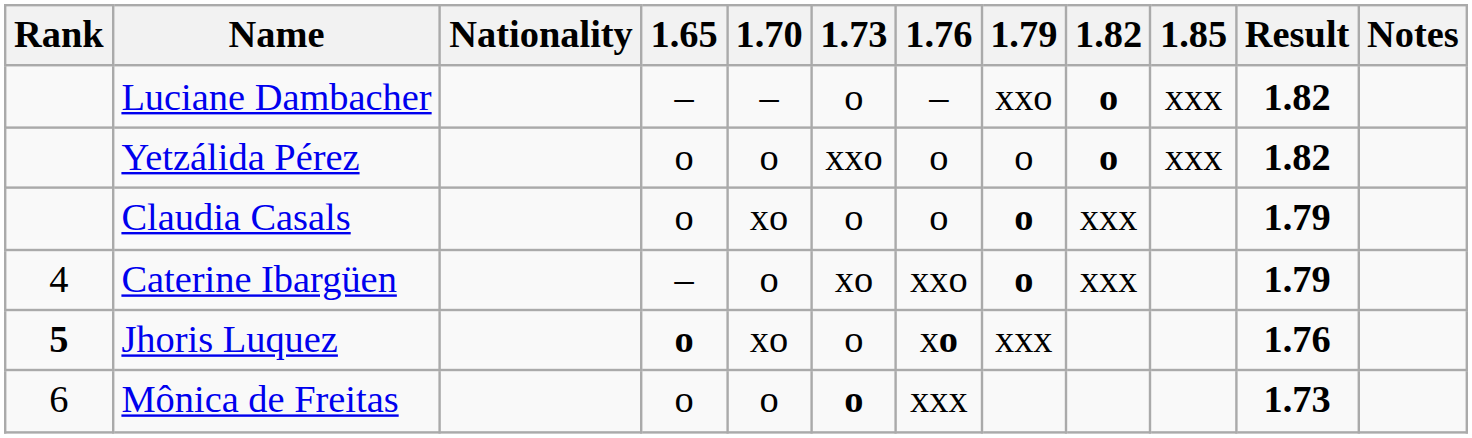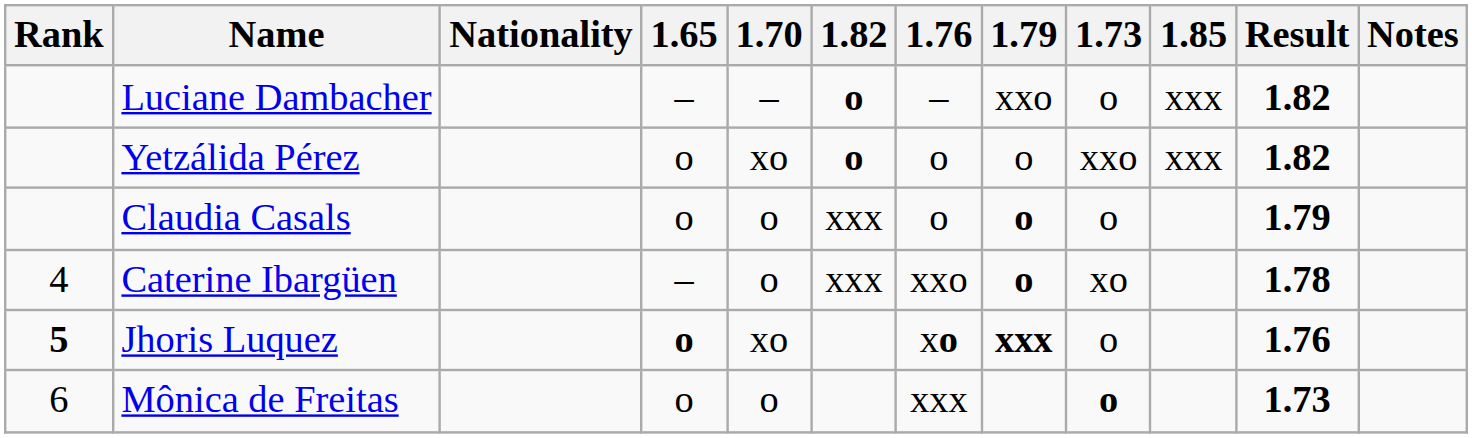columns swapped: (854, 34) <-> (1109, 34)
(769, 156) o -> (769, 156) xo
(769, 217) xo -> (769, 217) o
(1297, 278) 1.79 -> (1297, 278) 1.78
(1024, 339) normal -> (1024, 339) bold
